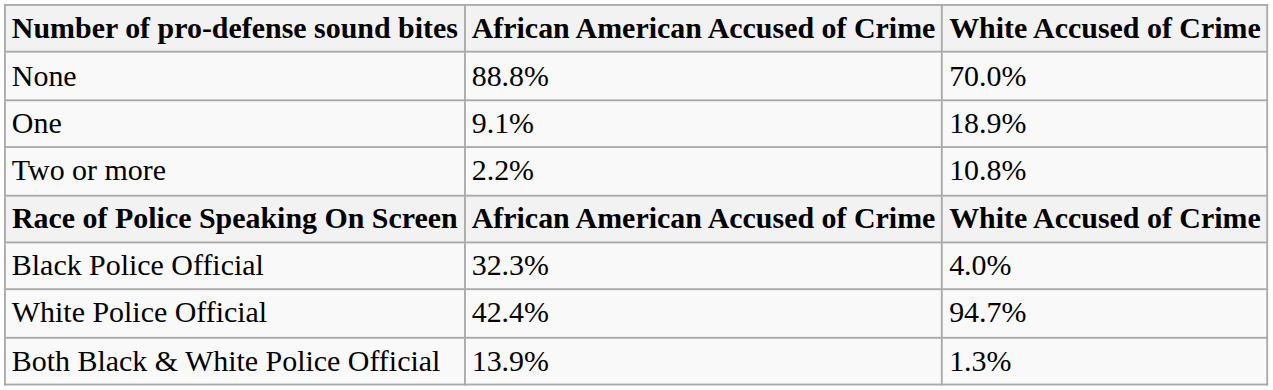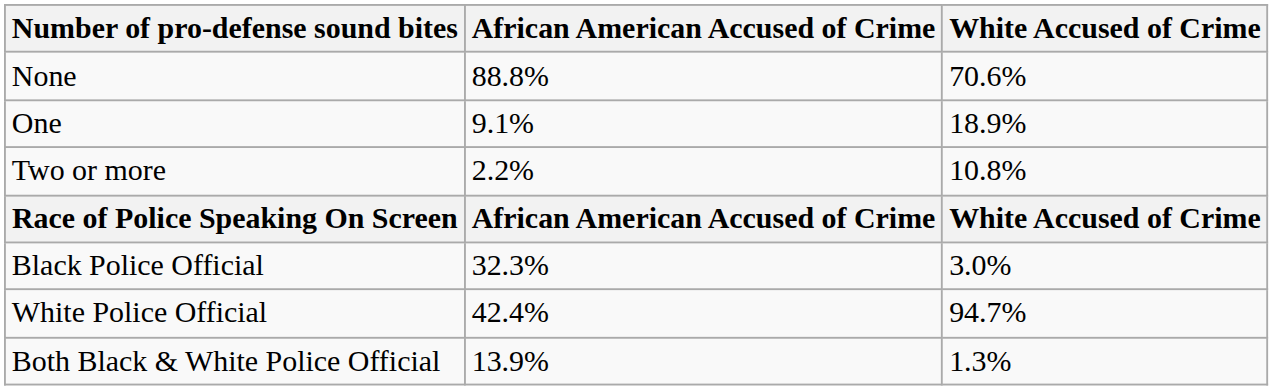(988, 75) 70.0% -> (988, 75) 70.6%
(980, 265) 4.0% -> (980, 265) 3.0%
